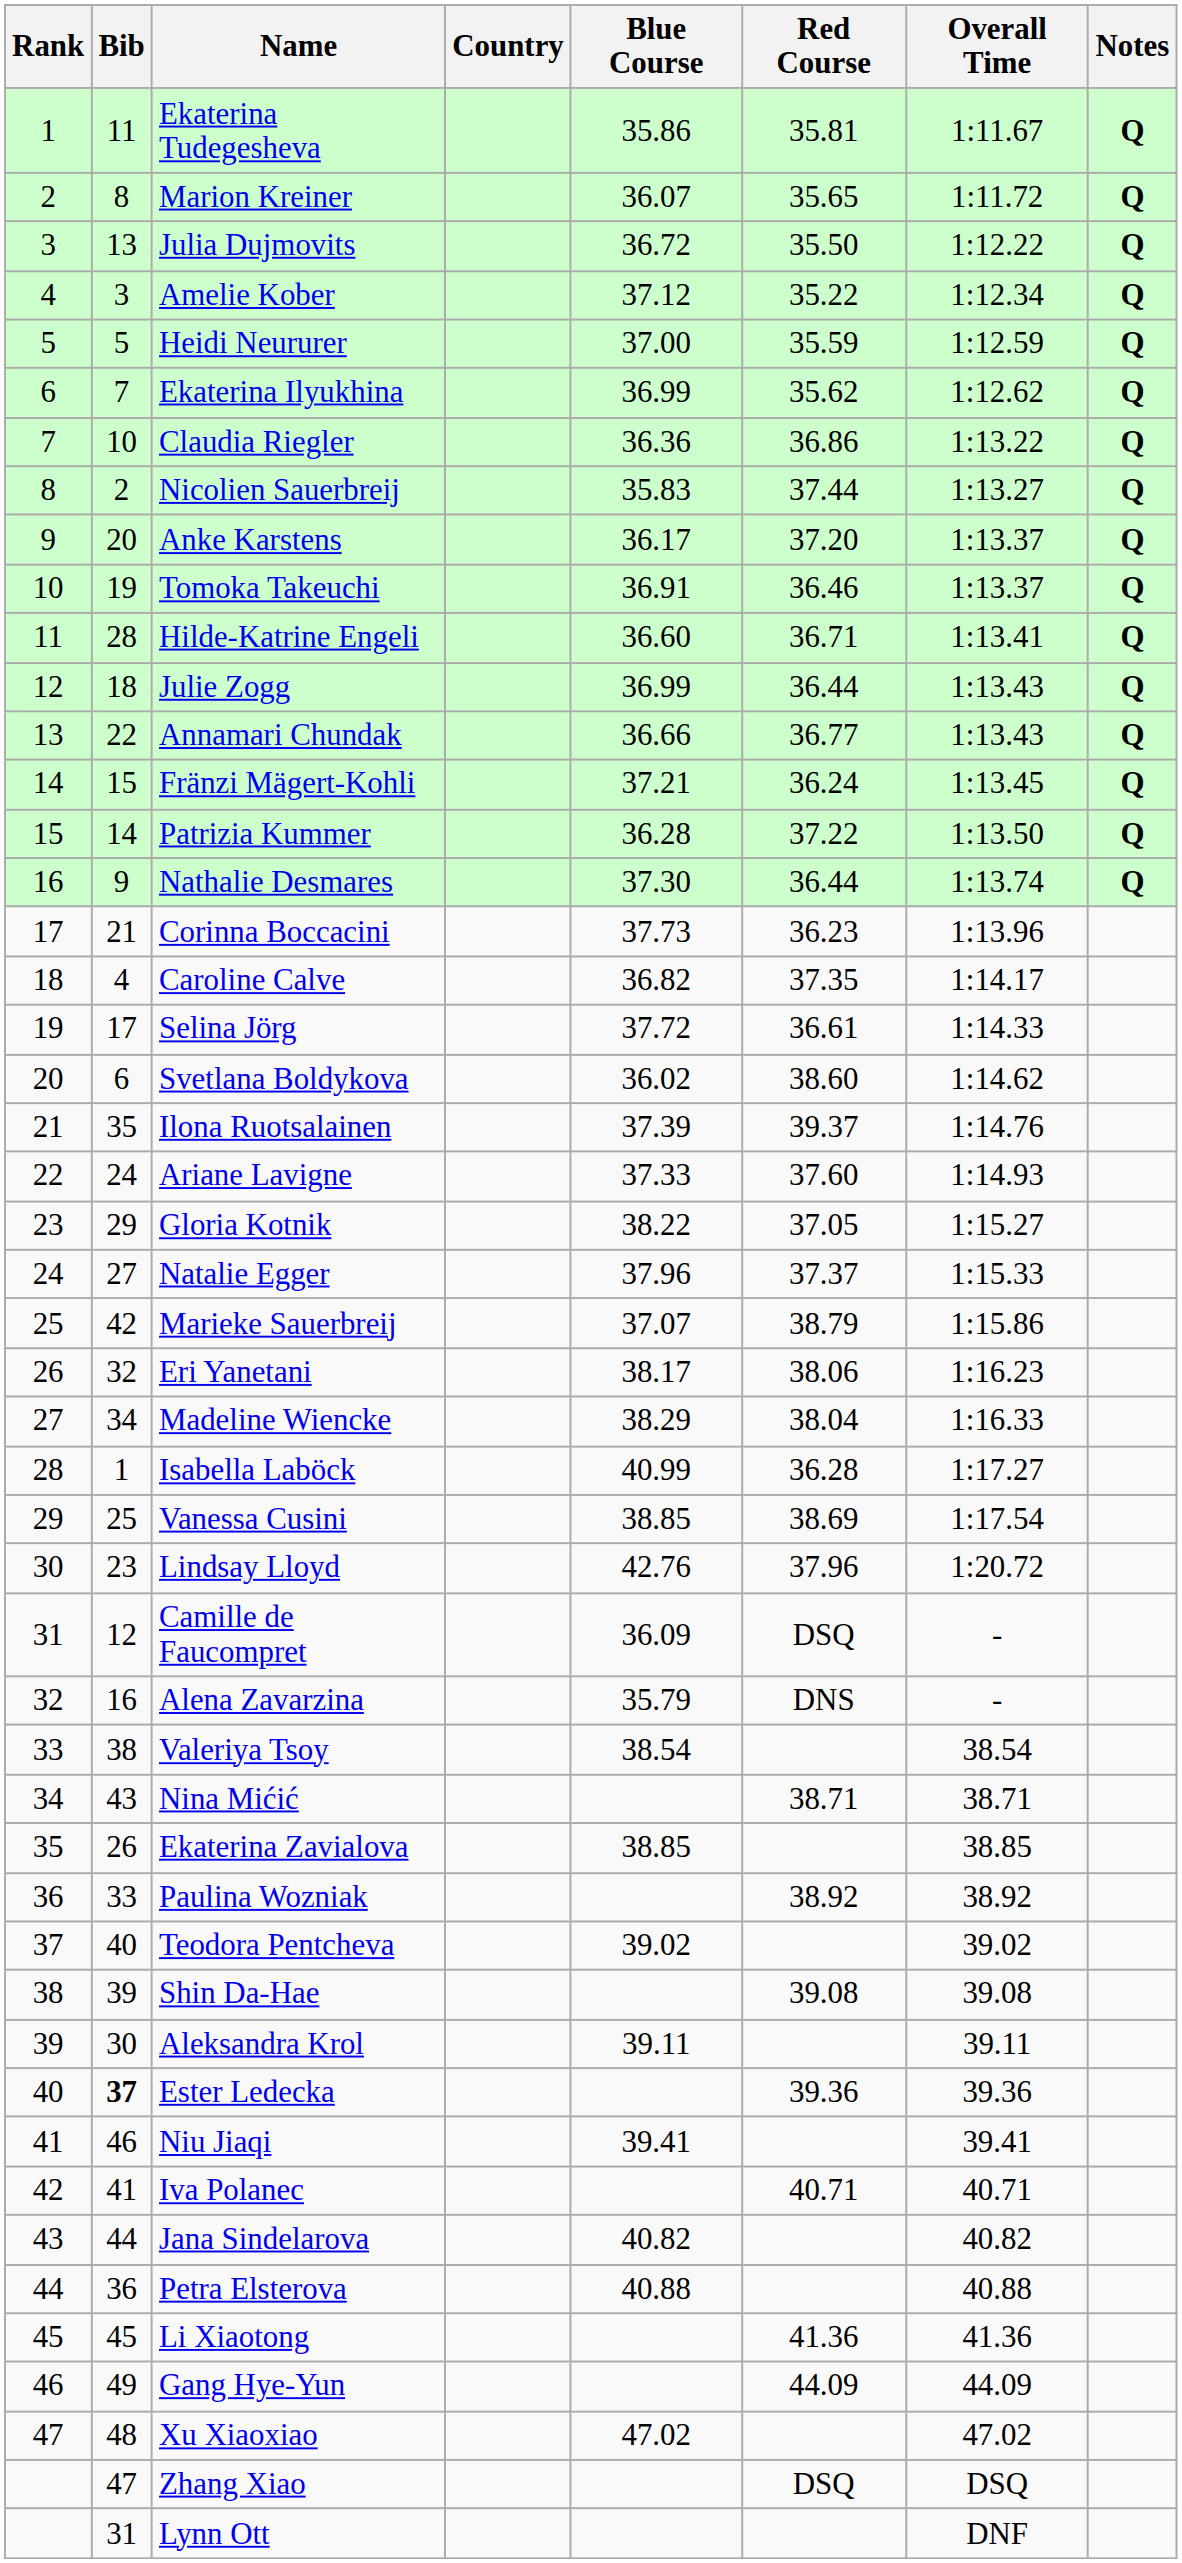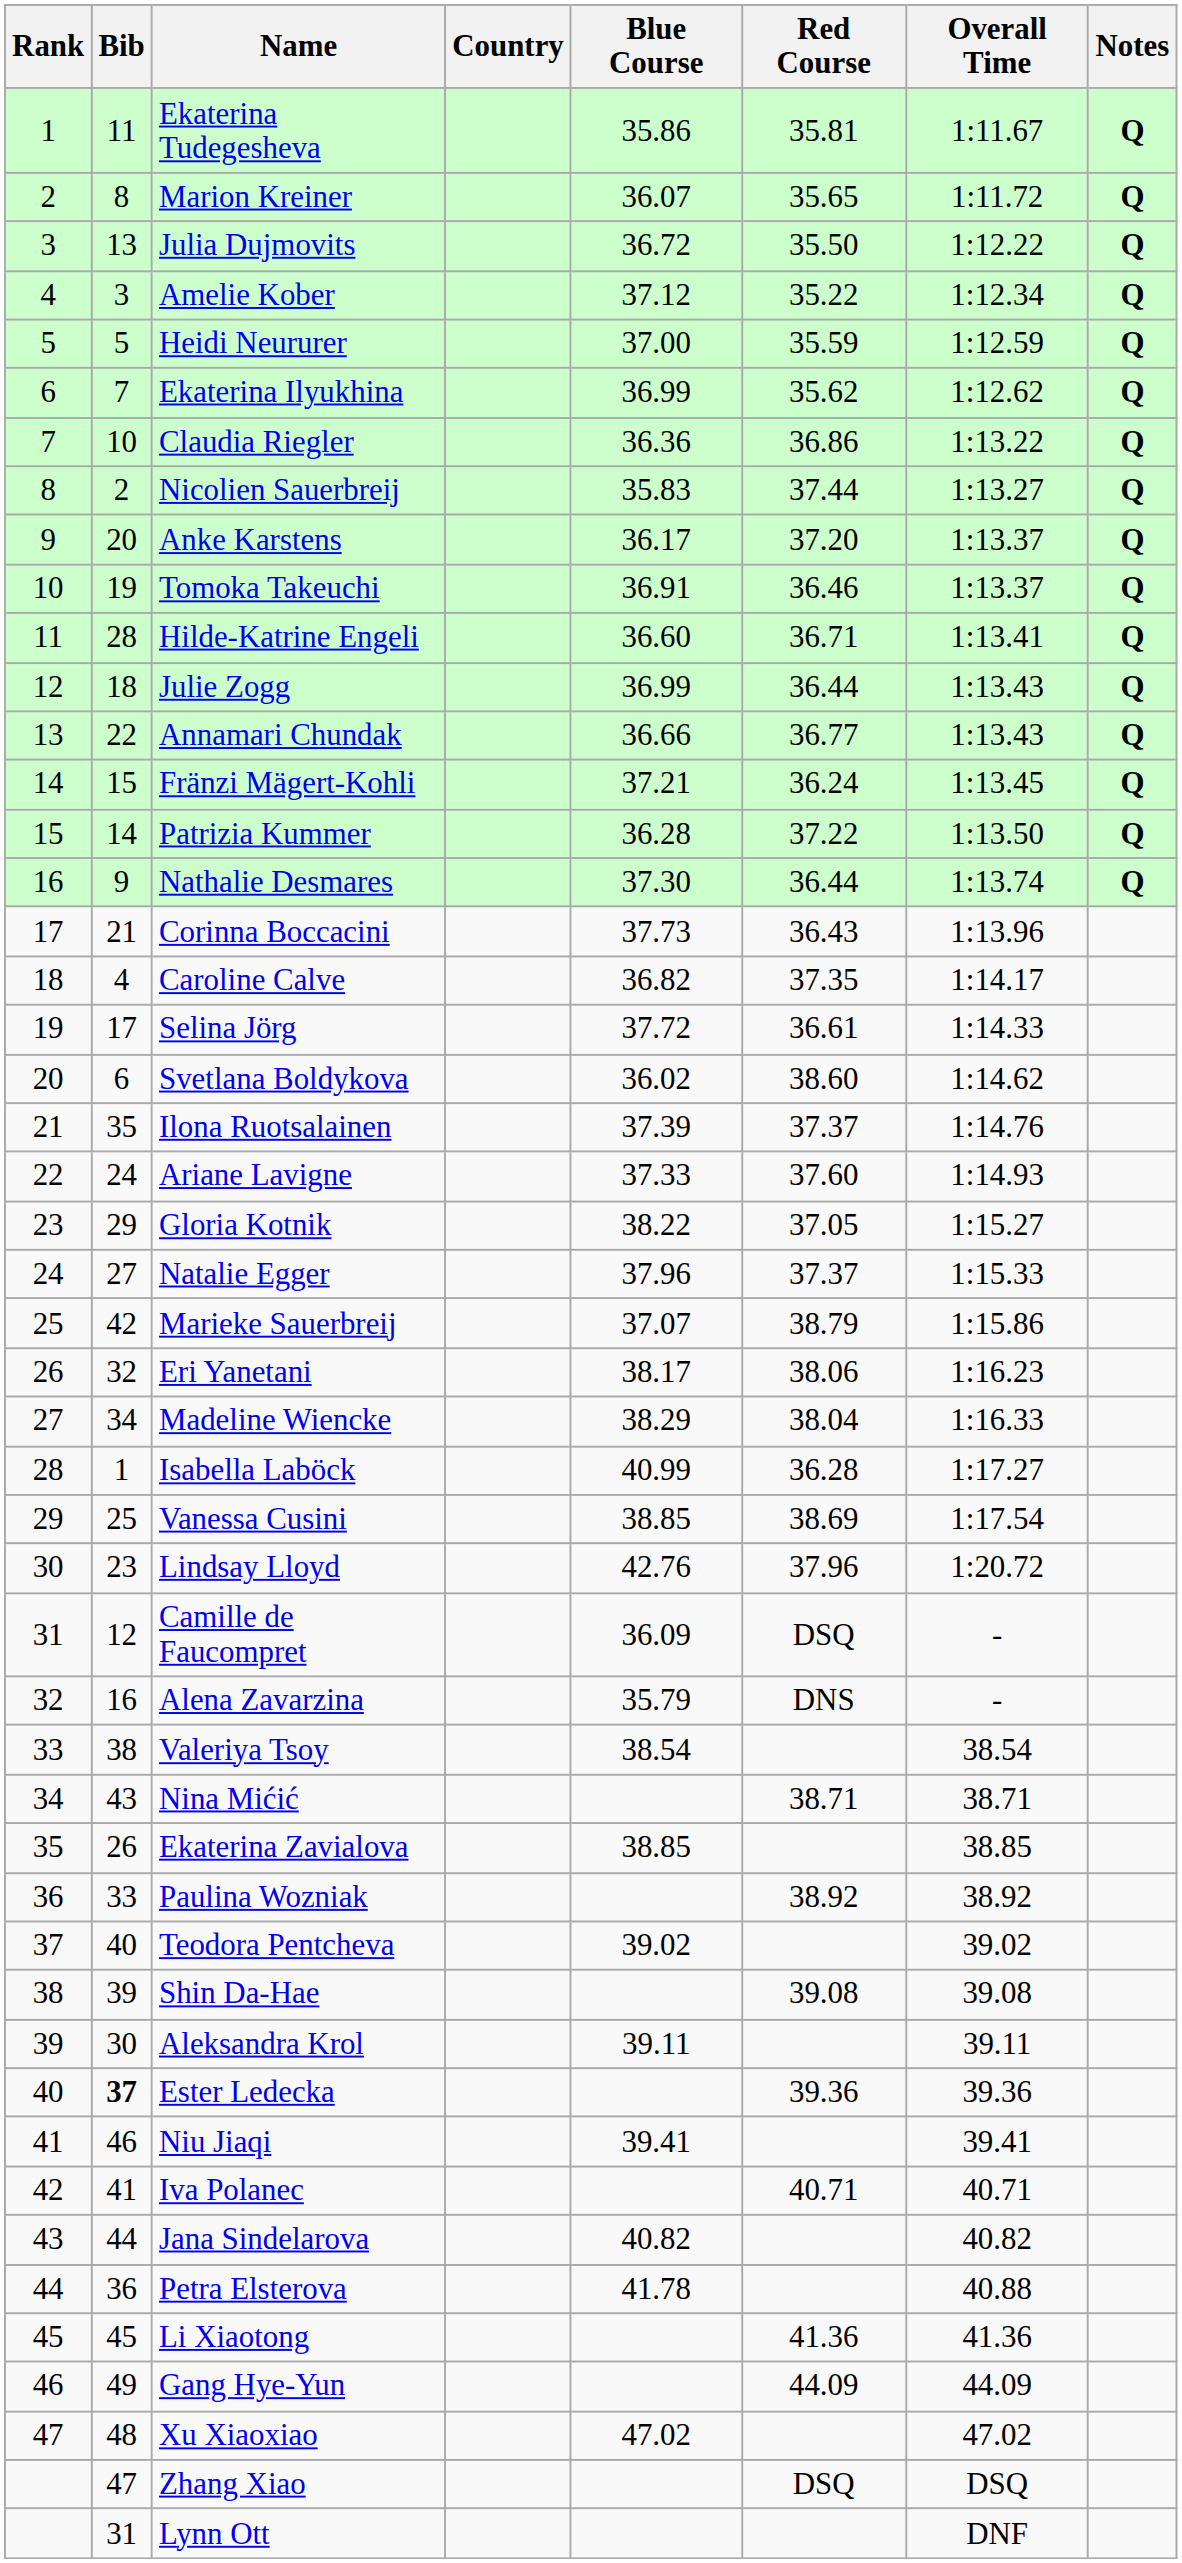(824, 931) 36.23 -> (824, 931) 36.43
(824, 1126) 39.37 -> (824, 1126) 37.37
(656, 2288) 40.88 -> (656, 2288) 41.78
